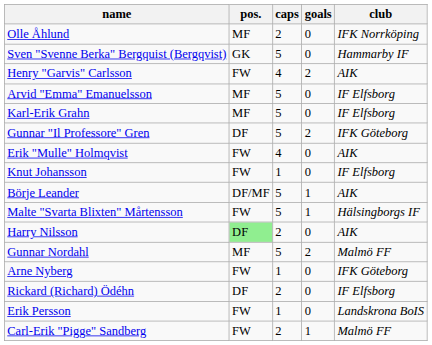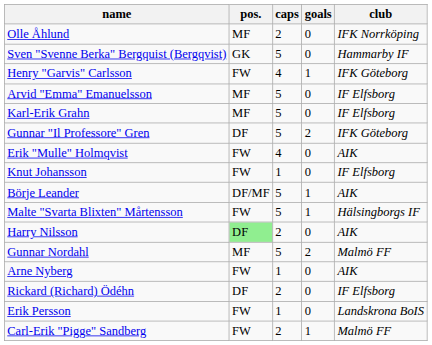(308, 73) 2 -> (308, 73) 1
(348, 73) AIK -> (373, 73) IFK Göteborg
(373, 271) IFK Göteborg -> (348, 271) AIK
